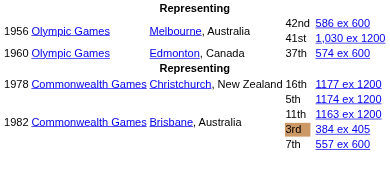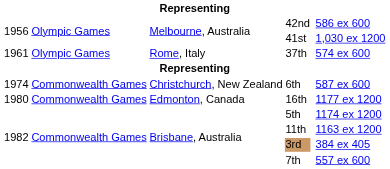(16, 53) 1960 -> (16, 53) 1961
(197, 53) Edmonton, Canada -> (177, 53) Rome, Italy
+ row: (293, 84)
(16, 84) 1978 -> (16, 99) 1980
(216, 84) Christchurch, New Zealand -> (197, 99) Edmonton, Canada
